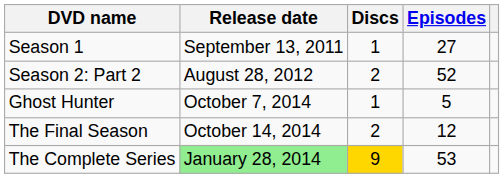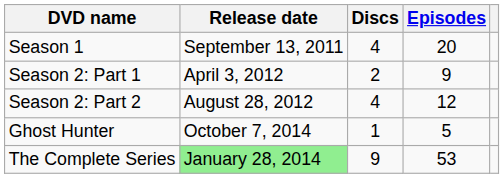(375, 46) 1 -> (375, 46) 4
(447, 46) 27 -> (447, 46) 20
+ row: (75, 74)
(375, 74) 2 -> (375, 103) 4
(447, 74) 52 -> (447, 103) 12
- row: (78, 131)
(375, 159) gold background -> (375, 159) no background
